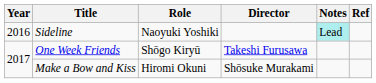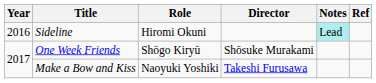(180, 31) Naoyuki Yoshiki -> (174, 31) Hiromi Okuni
(266, 50) Takeshi Furusawa -> (269, 50) Shōsuke Murakami
(174, 68) Hiromi Okuni -> (180, 68) Naoyuki Yoshiki
(269, 68) Shōsuke Murakami -> (266, 68) Takeshi Furusawa
